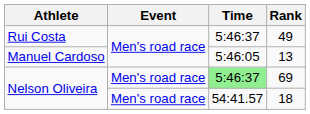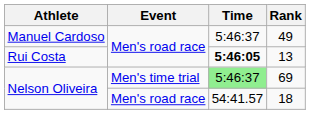(37, 36) Rui Costa -> (56, 36) Manuel Cardoso
(56, 57) Manuel Cardoso -> (37, 57) Rui Costa
(237, 57) normal -> (237, 57) bold
(158, 78) Men's road race -> (155, 78) Men's time trial
